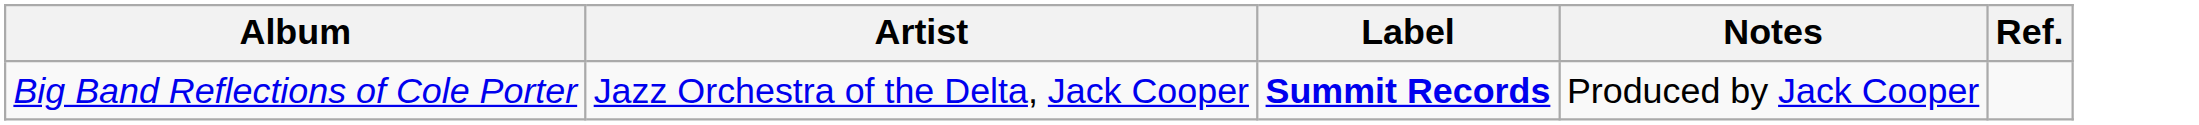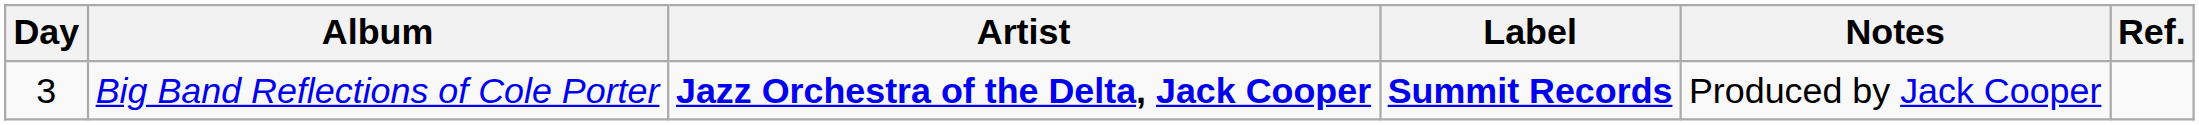+ column: (46, 32)
(921, 89) normal -> (1024, 89) bold
